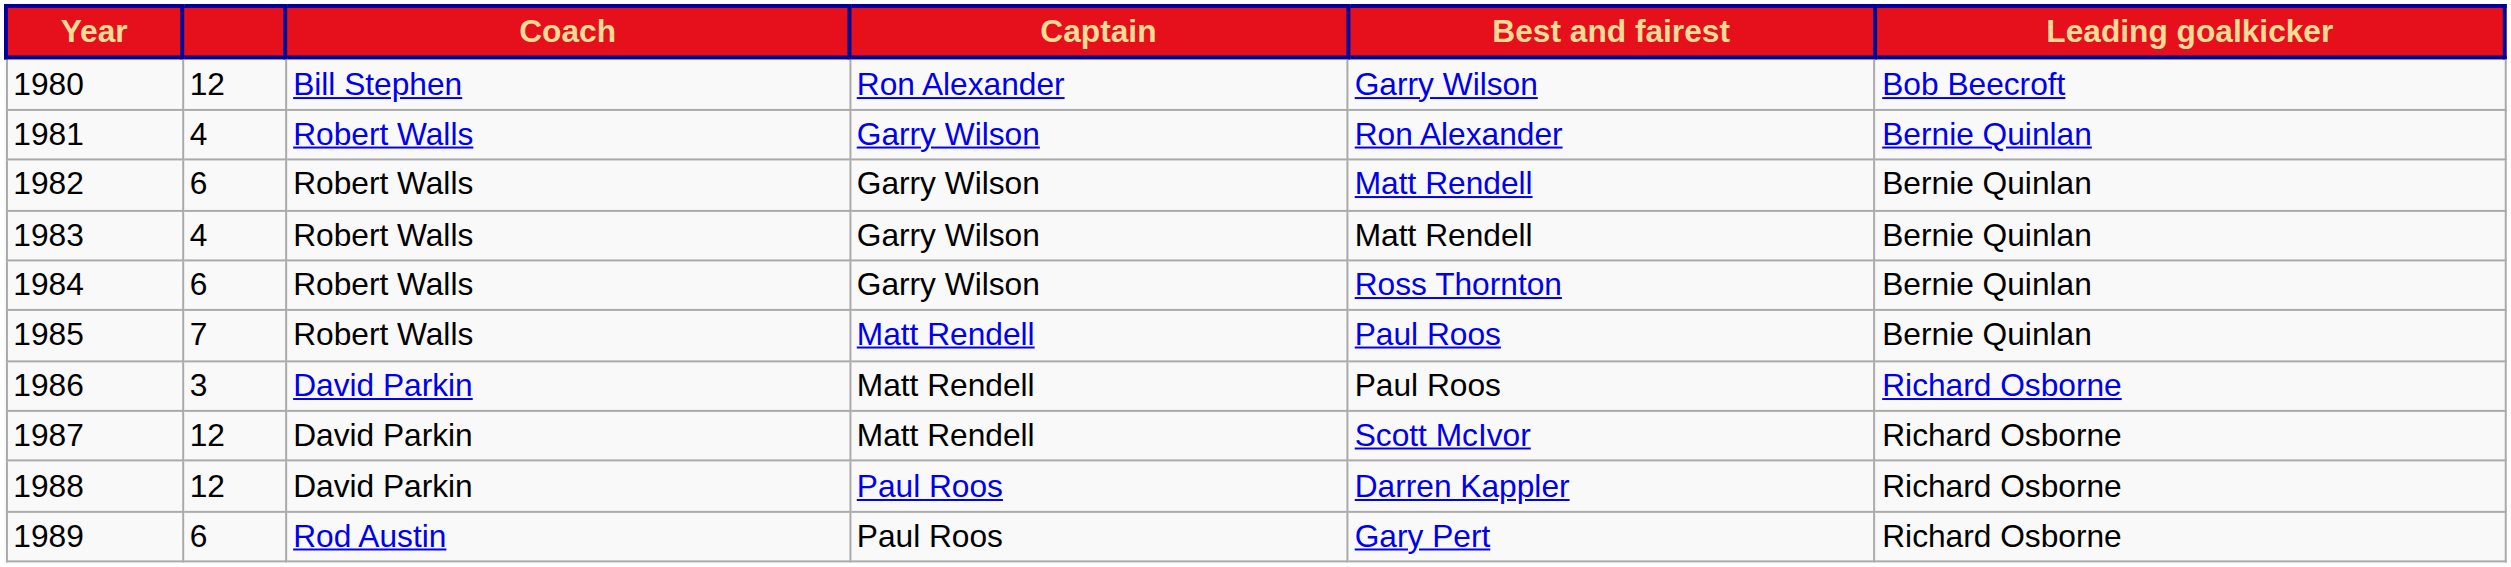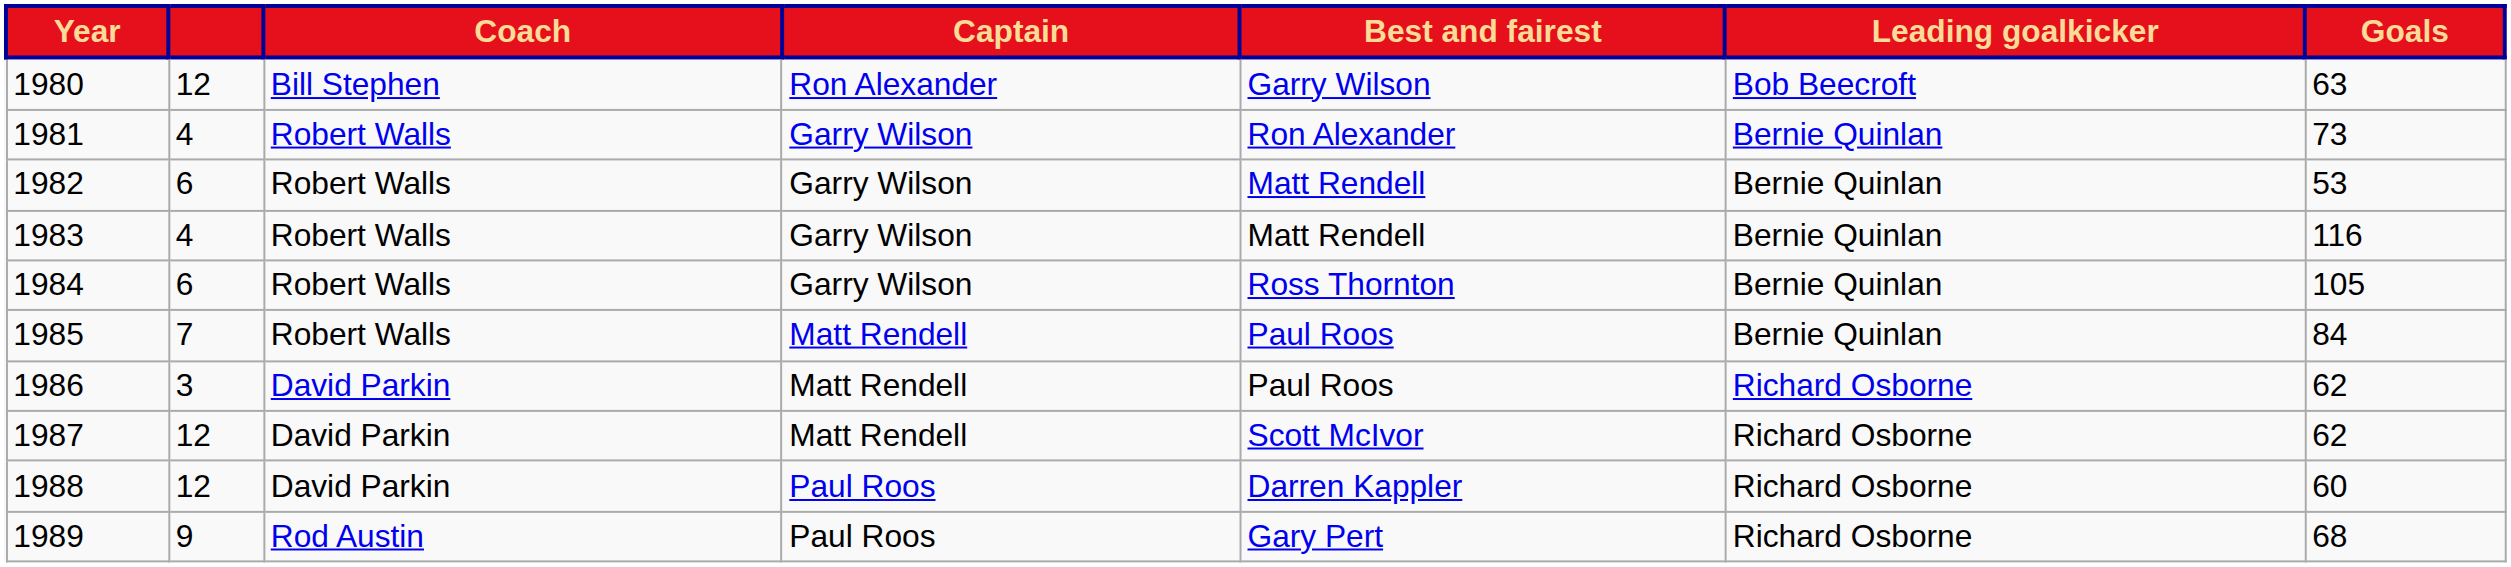+ column: (2405, 31)
(199, 536) 6 -> (184, 536) 9
